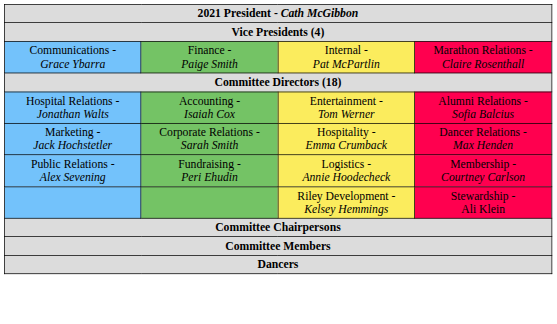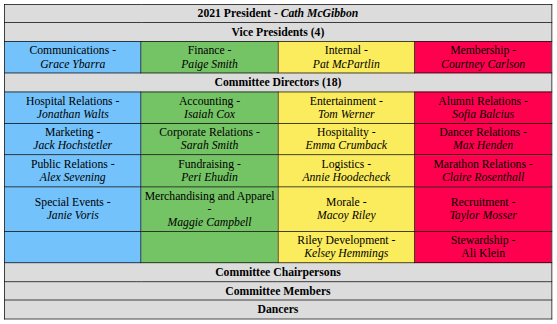(483, 57) Marathon Relations - Claire Rosenthall -> (483, 57) Membership - Courtney Carlson
(483, 170) Membership - Courtney Carlson -> (483, 170) Marathon Relations - Claire Rosenthall
+ row: (73, 209)
